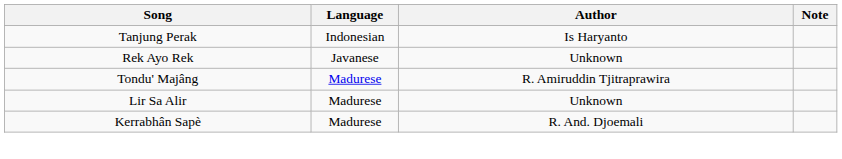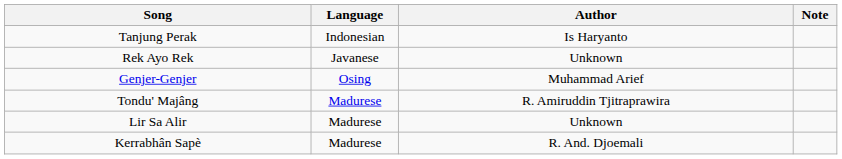+ row: (158, 79)
